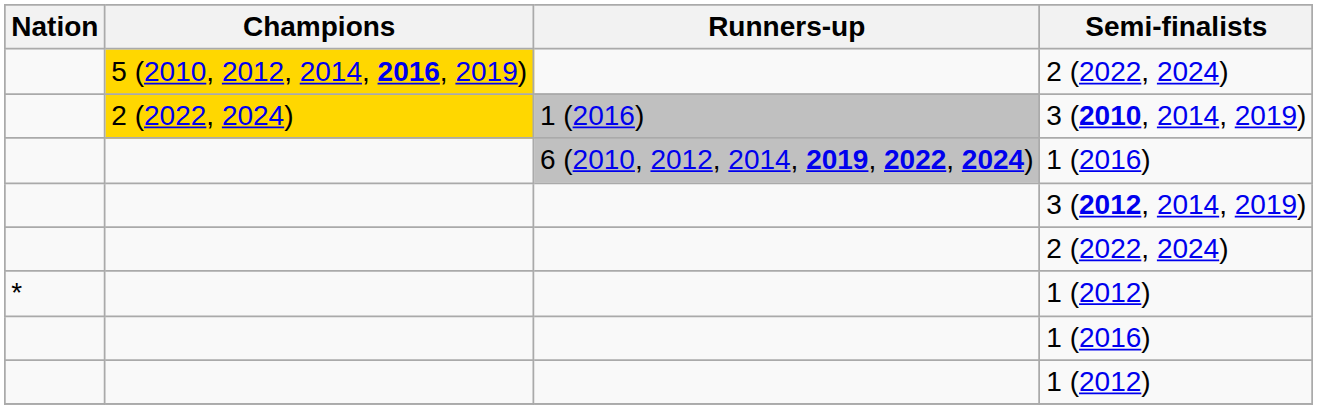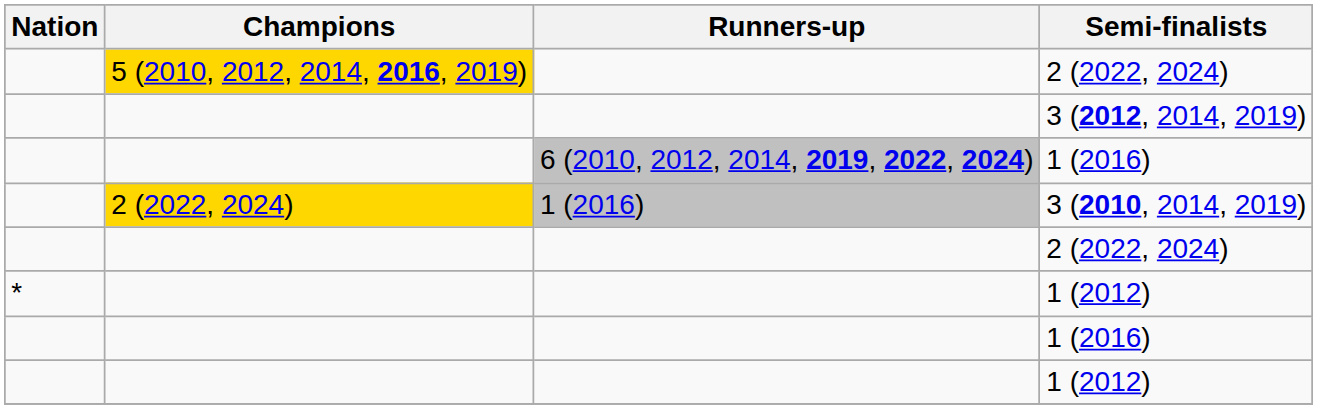rows swapped: (202, 115) <-> (319, 205)
